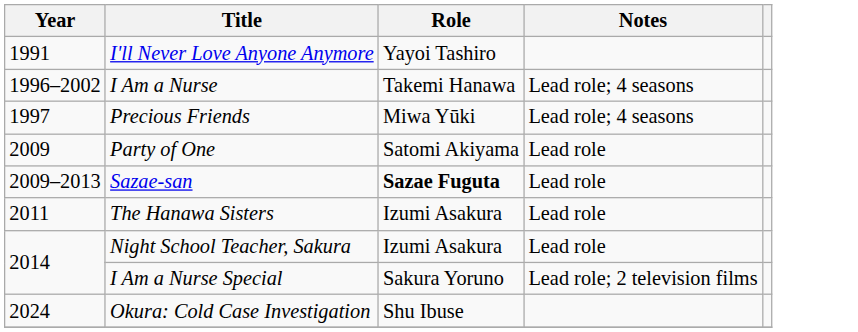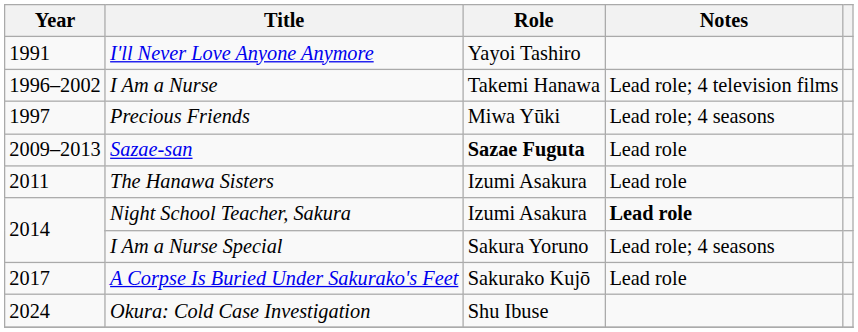(611, 85) Lead role; 4 seasons -> (724, 85) Lead role; 4 television films
- row: (163, 149)
(567, 246) normal -> (651, 213) bold
(643, 278) Lead role; 2 television films -> (692, 246) Lead role; 4 seasons
+ row: (284, 278)
